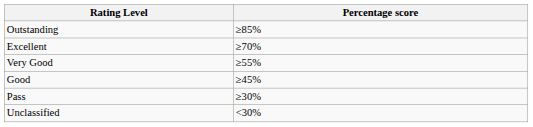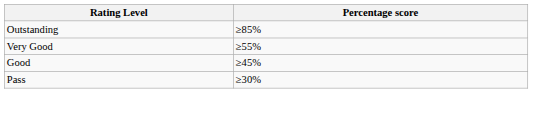- row: (27, 46)
- row: (33, 113)
